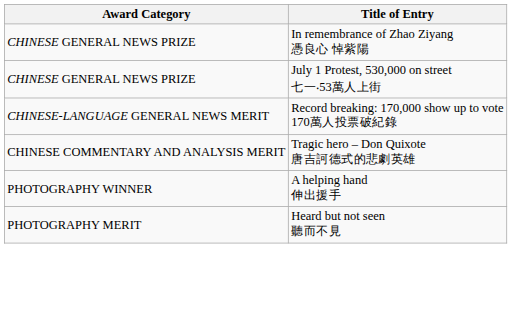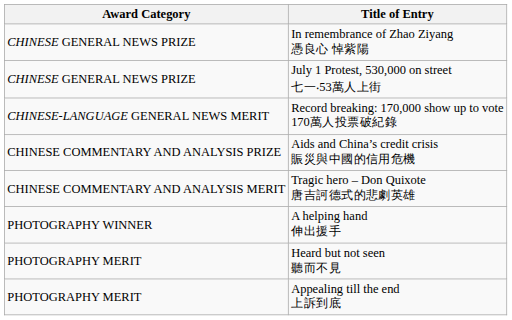+ row: (365, 151)
+ row: (345, 296)
